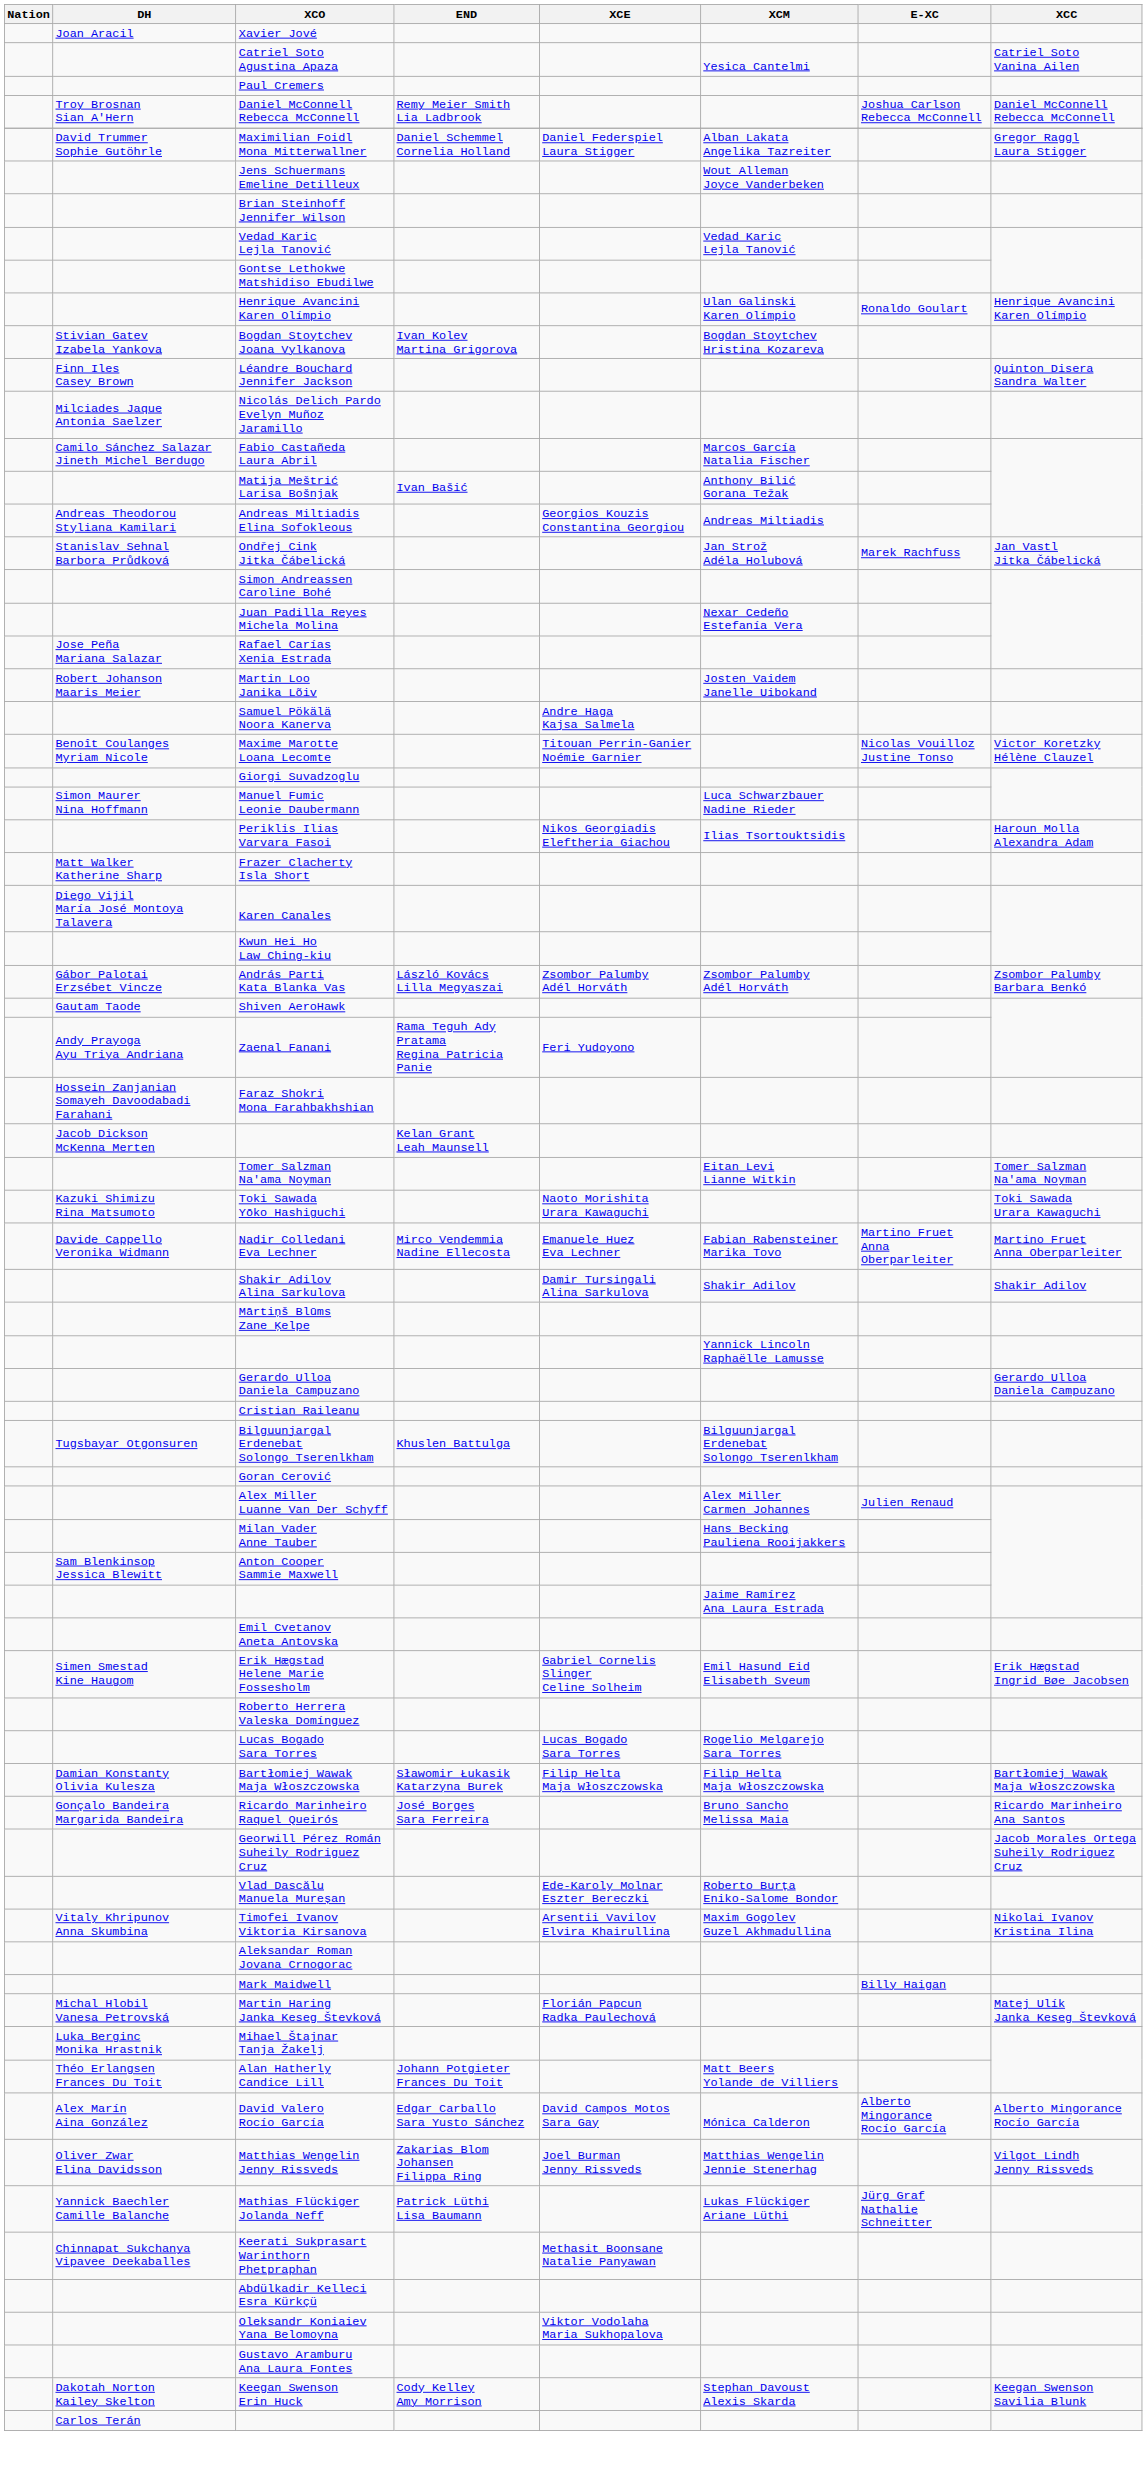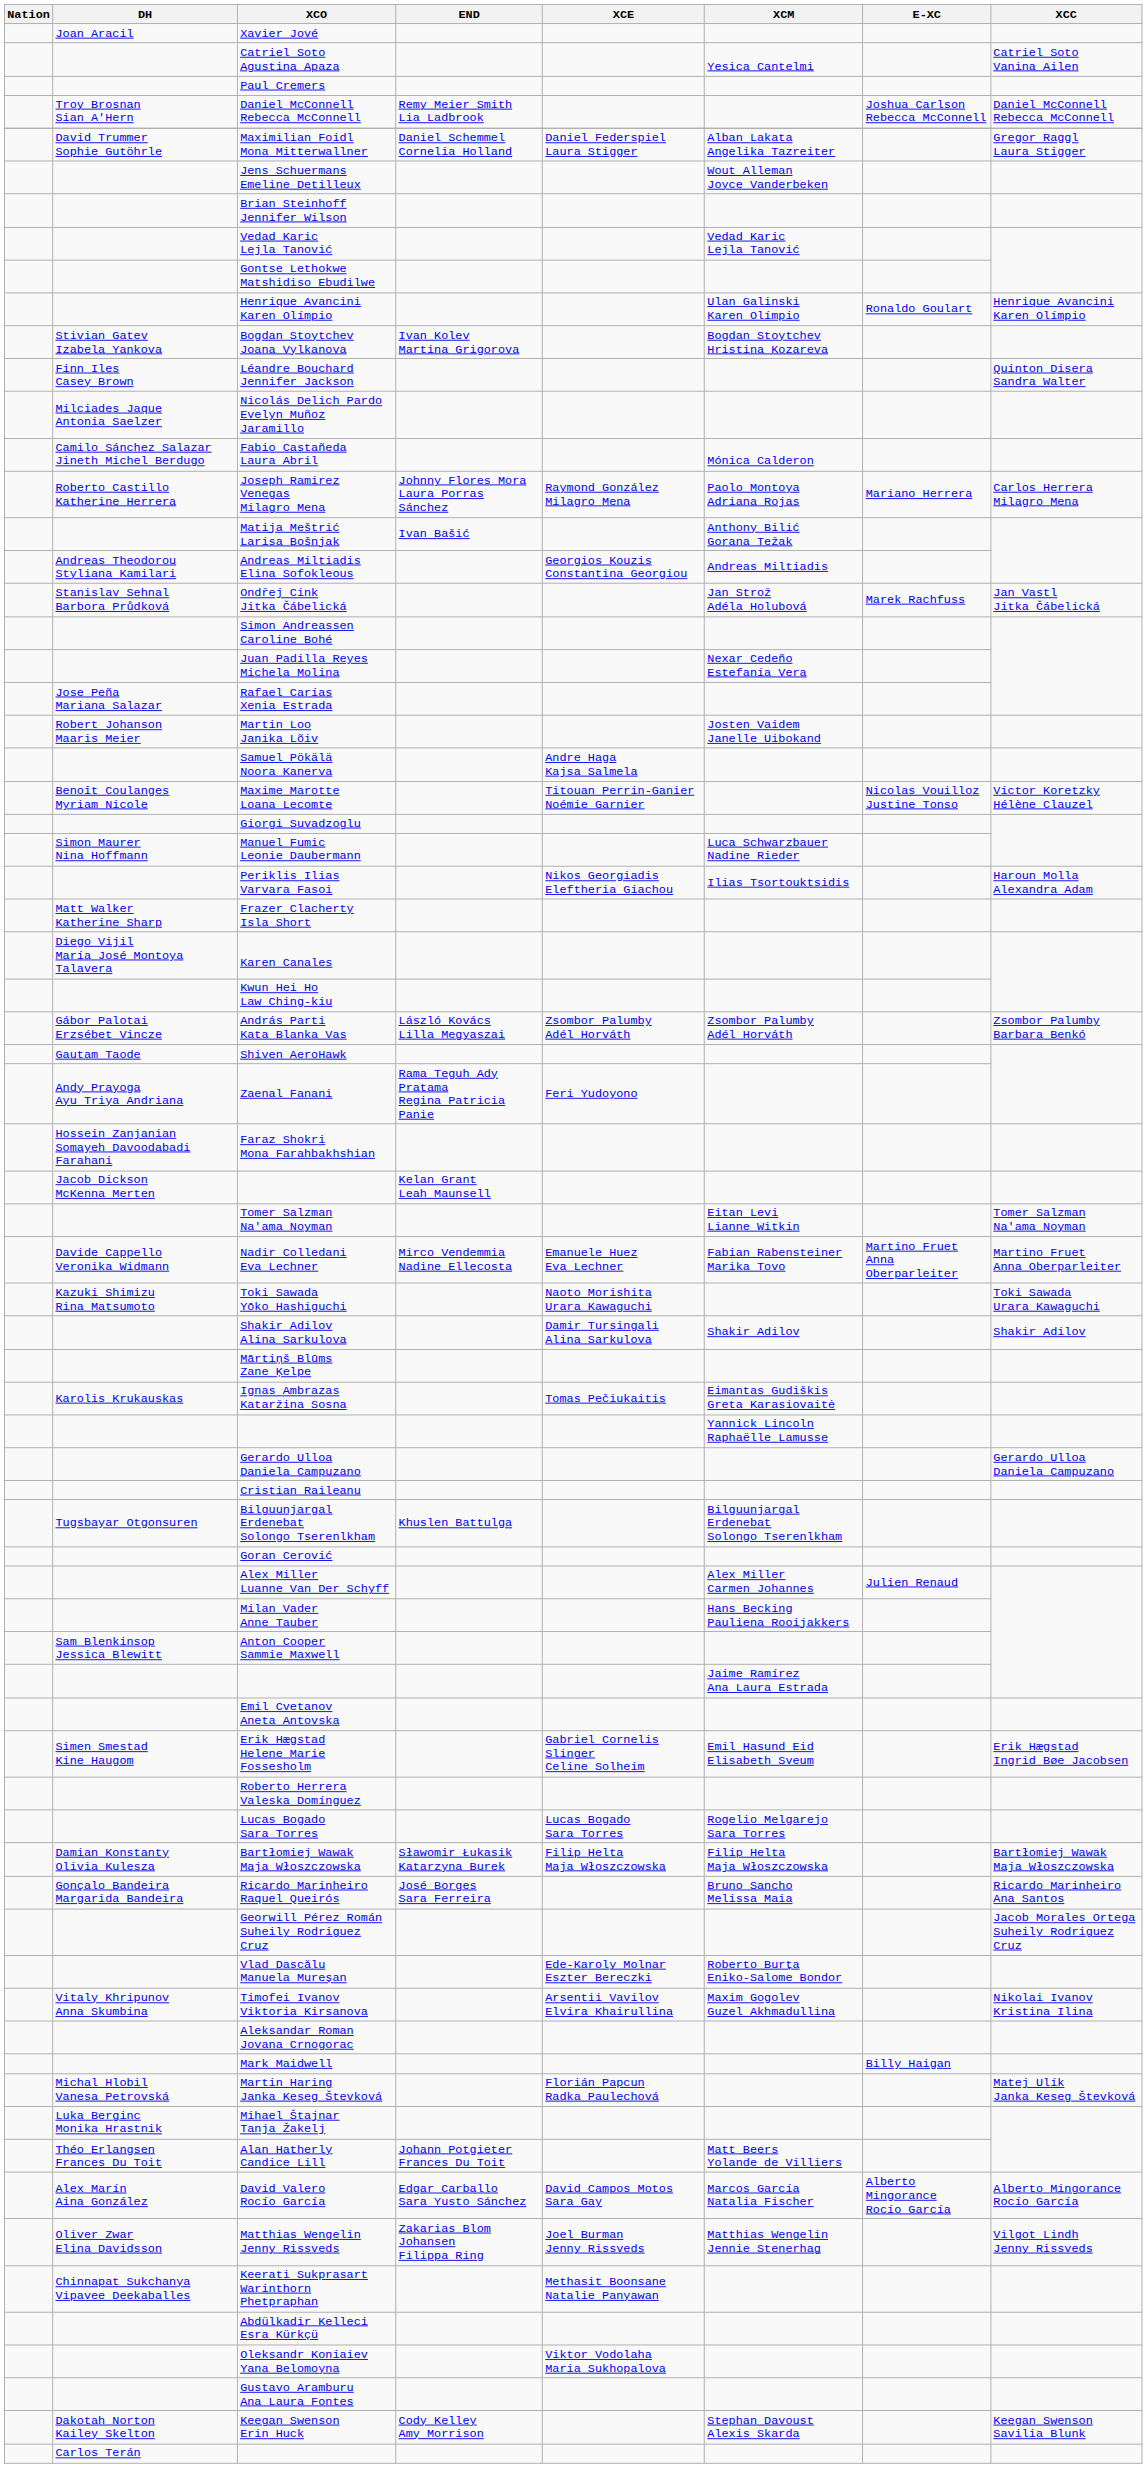(757, 455) Marcos García Natalia Fischer -> (761, 461) Mónica Calderon
+ row: (116, 494)
rows swapped: (112, 1246) <-> (105, 1206)
+ row: (119, 1398)
(757, 2123) Mónica Calderon -> (761, 2196) Marcos García Natalia Fischer
- row: (112, 2209)
